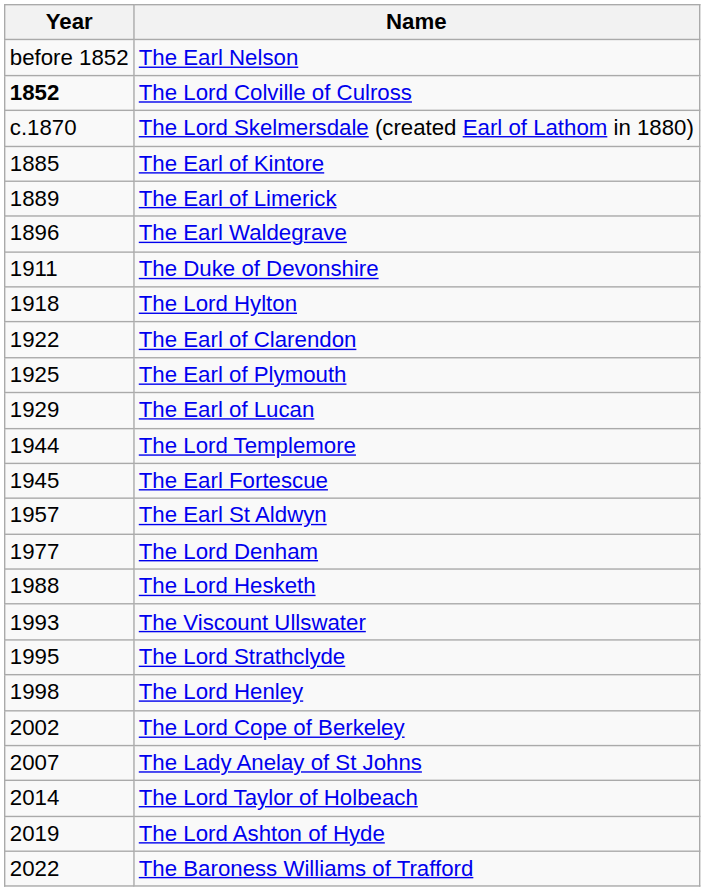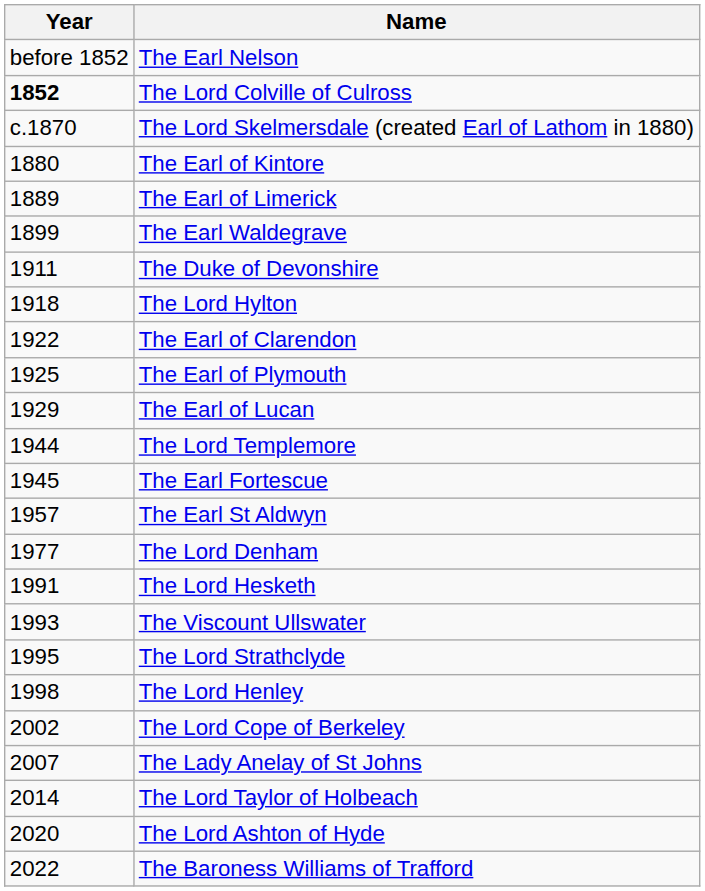(35, 163) 1885 -> (35, 163) 1880
(35, 233) 1896 -> (35, 233) 1899
(35, 586) 1988 -> (35, 586) 1991
(35, 833) 2019 -> (35, 833) 2020
